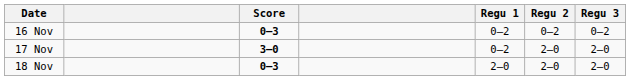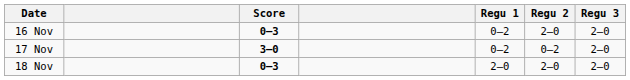(550, 31) 0–2 -> (550, 31) 2–0
(600, 31) 0–2 -> (600, 31) 2–0
(550, 48) 2–0 -> (550, 48) 0–2
